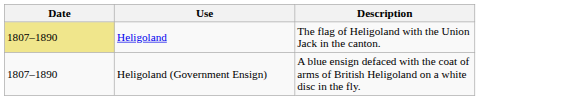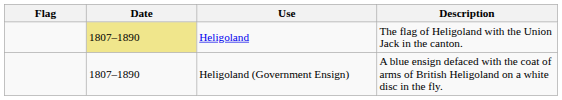+ column: (45, 13)
